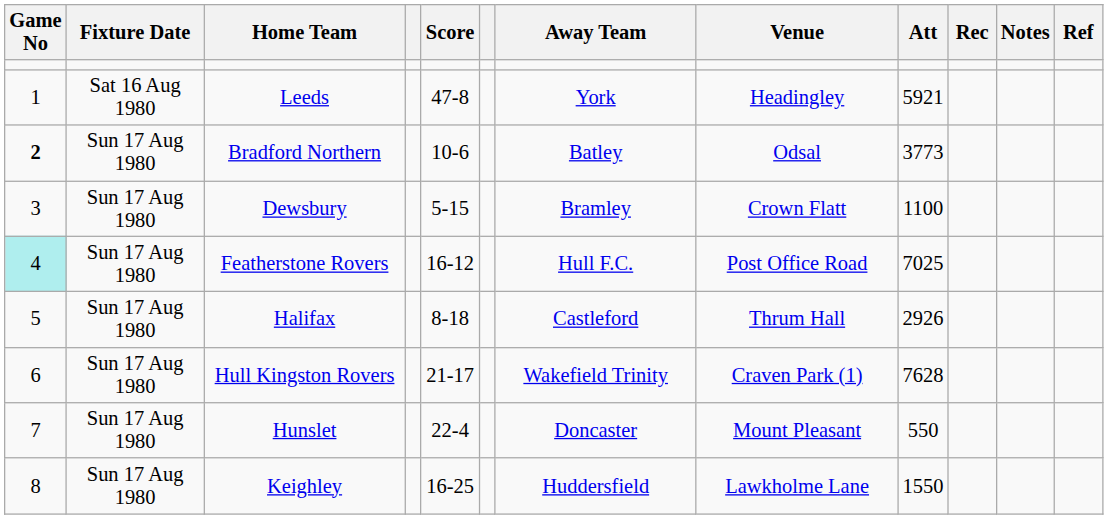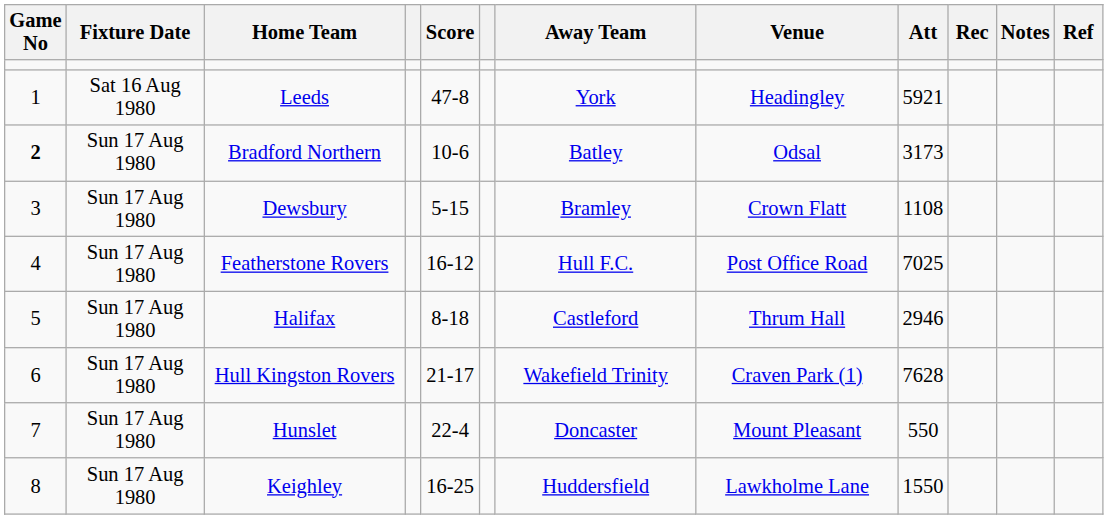(923, 152) 3773 -> (923, 152) 3173
(923, 208) 1100 -> (923, 208) 1108
(36, 263) paleturquoise background -> (36, 263) no background
(923, 319) 2926 -> (923, 319) 2946
